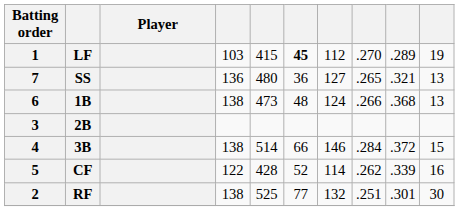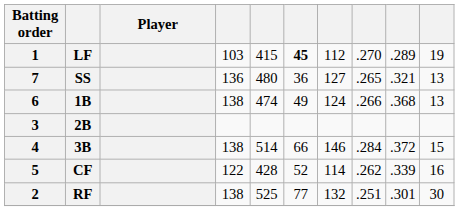(267, 101) 473 -> (267, 101) 474
(301, 101) 48 -> (301, 101) 49
